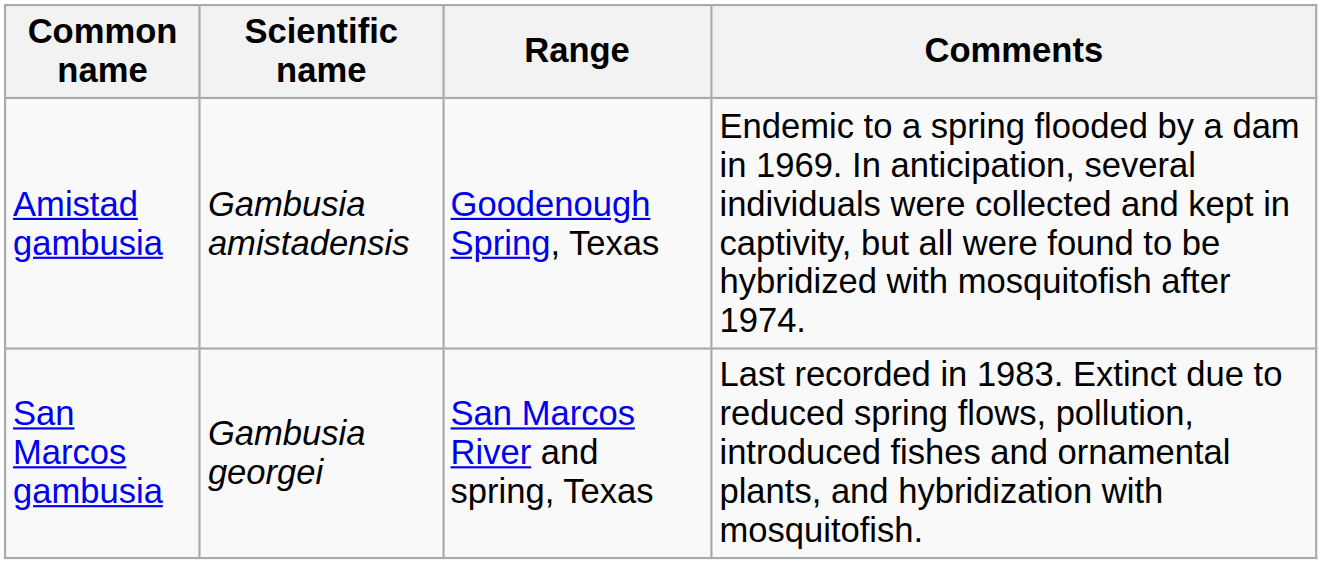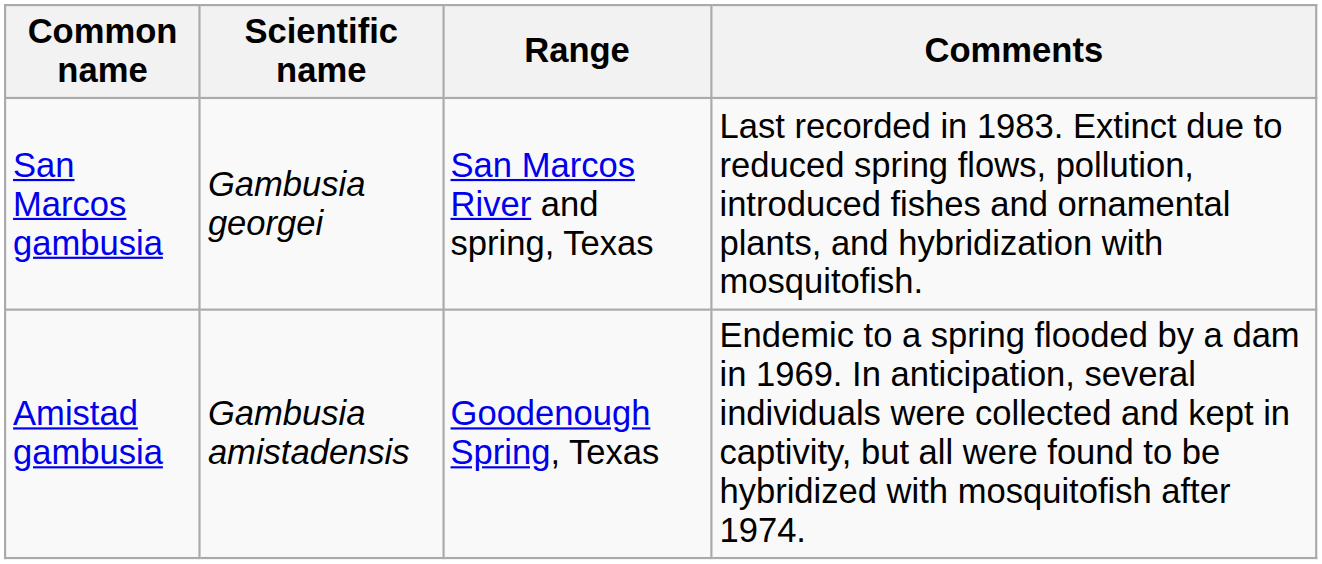rows swapped: (88, 222) <-> (88, 452)
